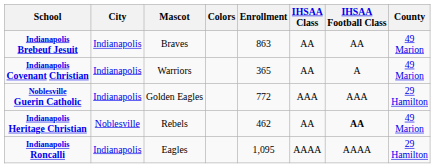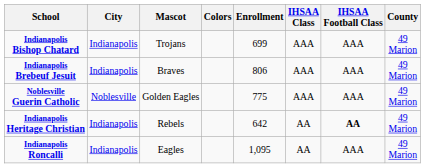+ row: (46, 44)
(264, 44) 863 -> (260, 70) 806
(307, 44) AA -> (303, 70) AAA
(357, 44) AA -> (353, 70) AAA
- row: (48, 70)
(117, 97) Indianapolis -> (114, 97) Noblesville
(264, 97) 772 -> (260, 97) 775
(410, 97) 29 Hamilton -> (403, 97) 49 Marion
(117, 123) Noblesville -> (114, 123) Indianapolis
(264, 123) 462 -> (260, 123) 642
(307, 150) AAAA -> (303, 150) AA
(357, 150) AAAA -> (353, 150) AAA
(410, 150) 29 Hamilton -> (403, 150) 49 Marion
